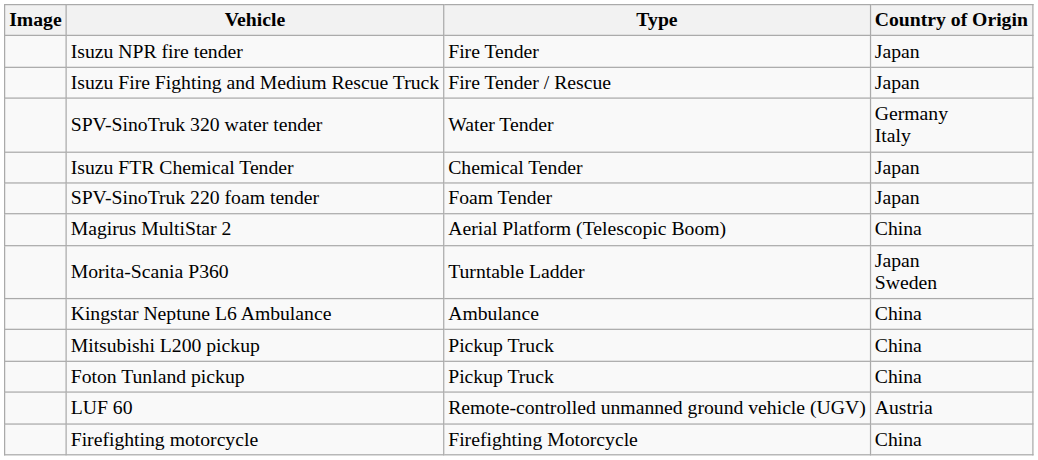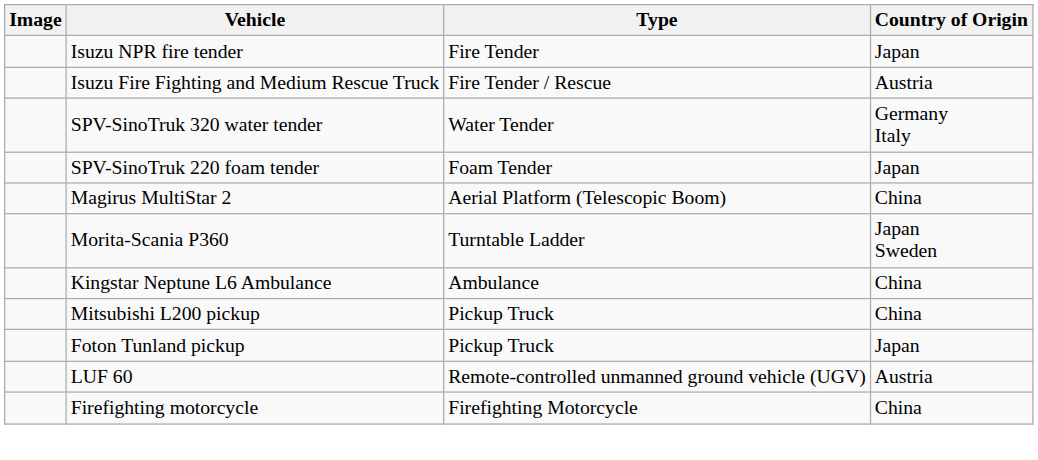(897, 82) Japan -> (904, 82) Austria
- row: (182, 167)
(898, 376) China -> (897, 345) Japan
